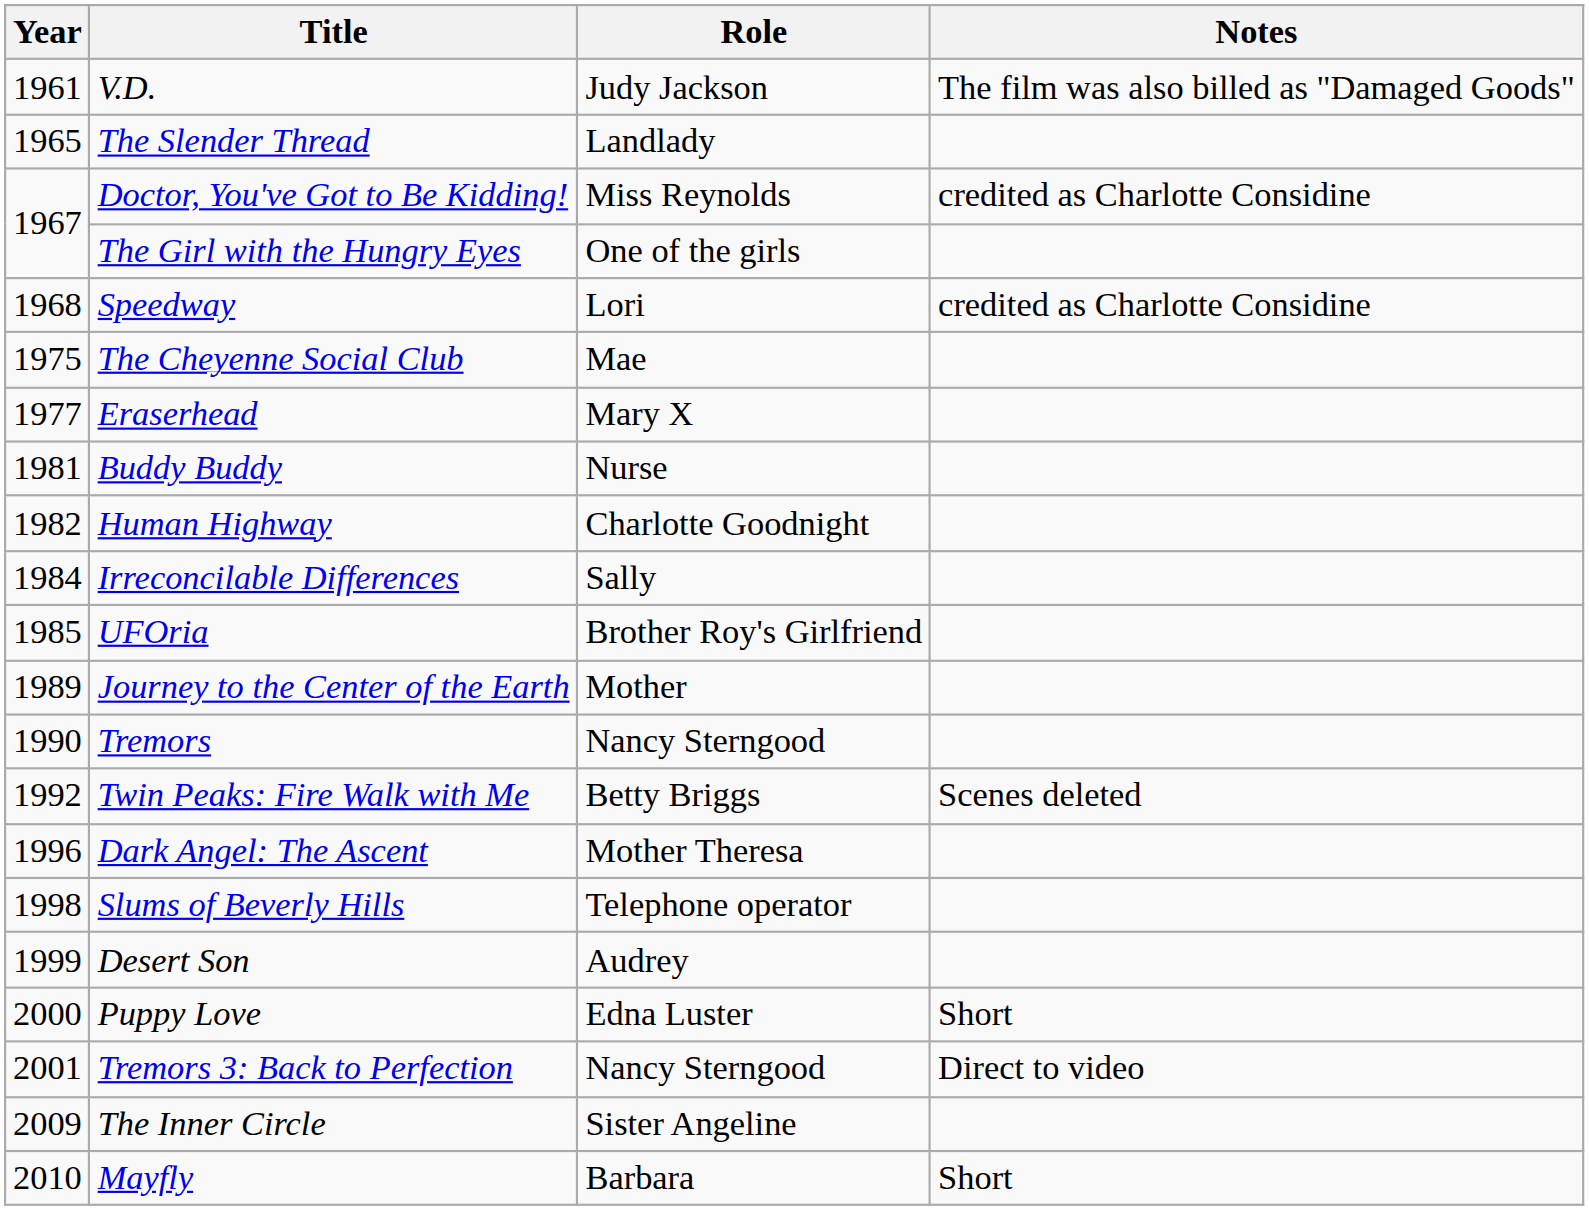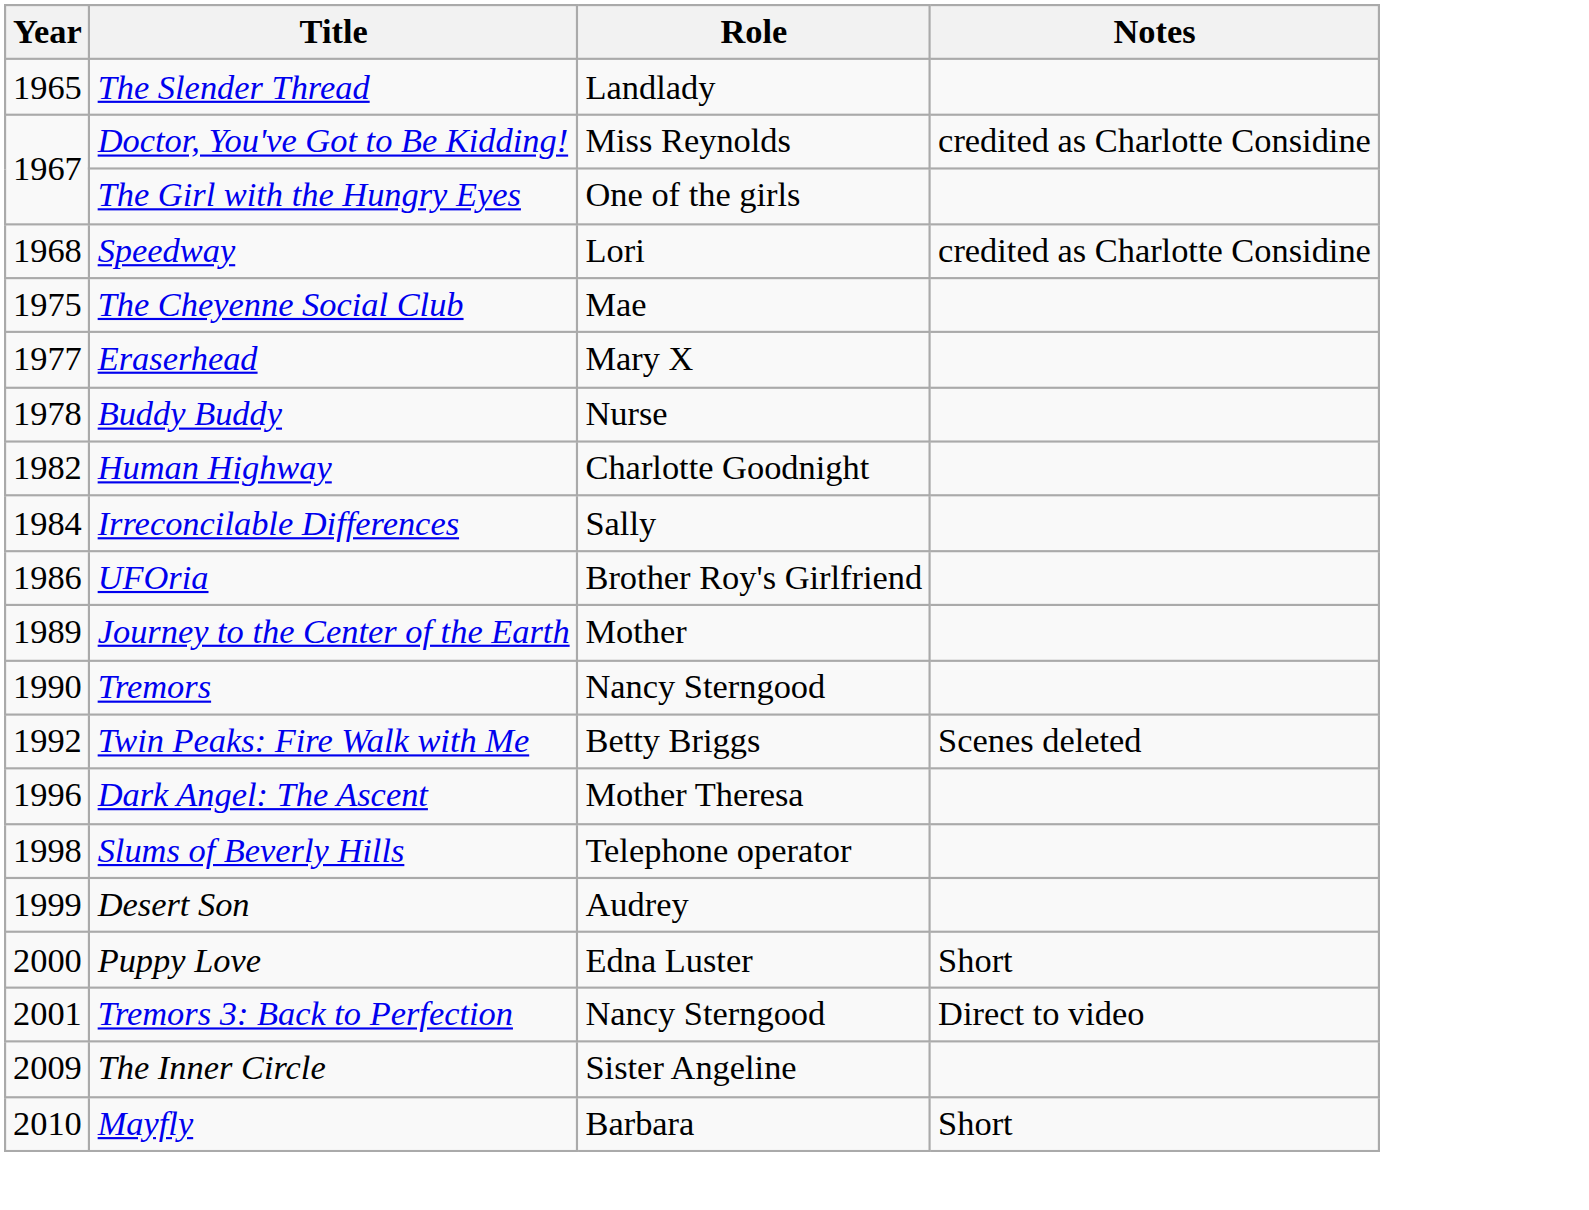- row: (127, 86)
(47, 468) 1981 -> (47, 413) 1978
(47, 631) 1985 -> (47, 577) 1986
